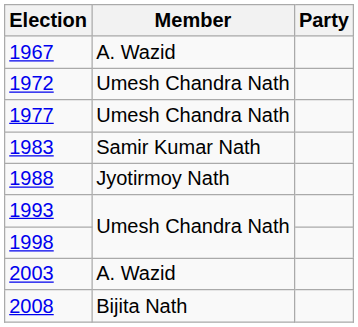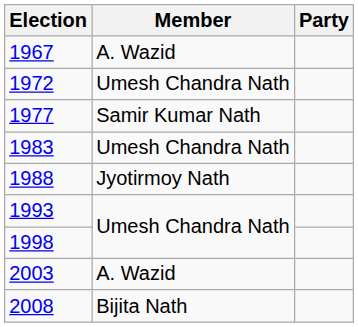(193, 115) Umesh Chandra Nath -> (178, 115) Samir Kumar Nath
(178, 147) Samir Kumar Nath -> (193, 147) Umesh Chandra Nath
